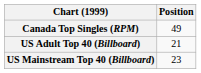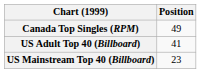(176, 44) 21 -> (176, 44) 41
